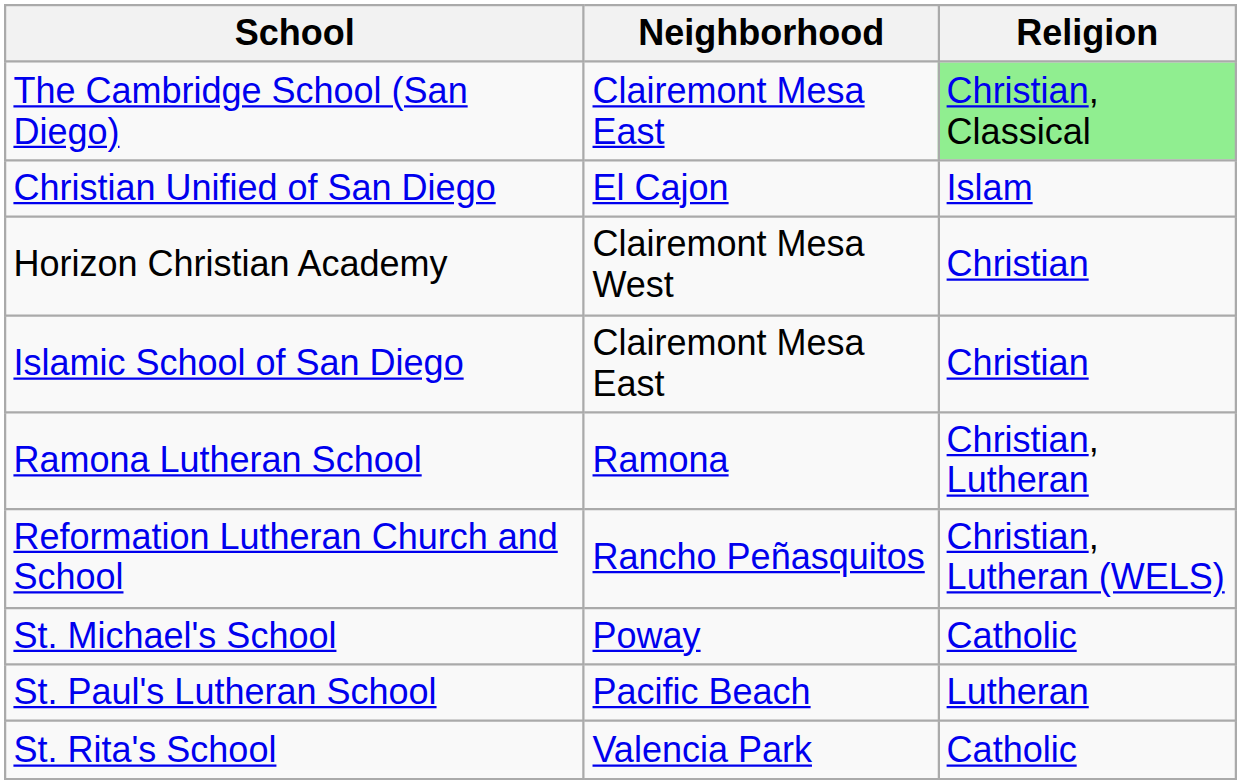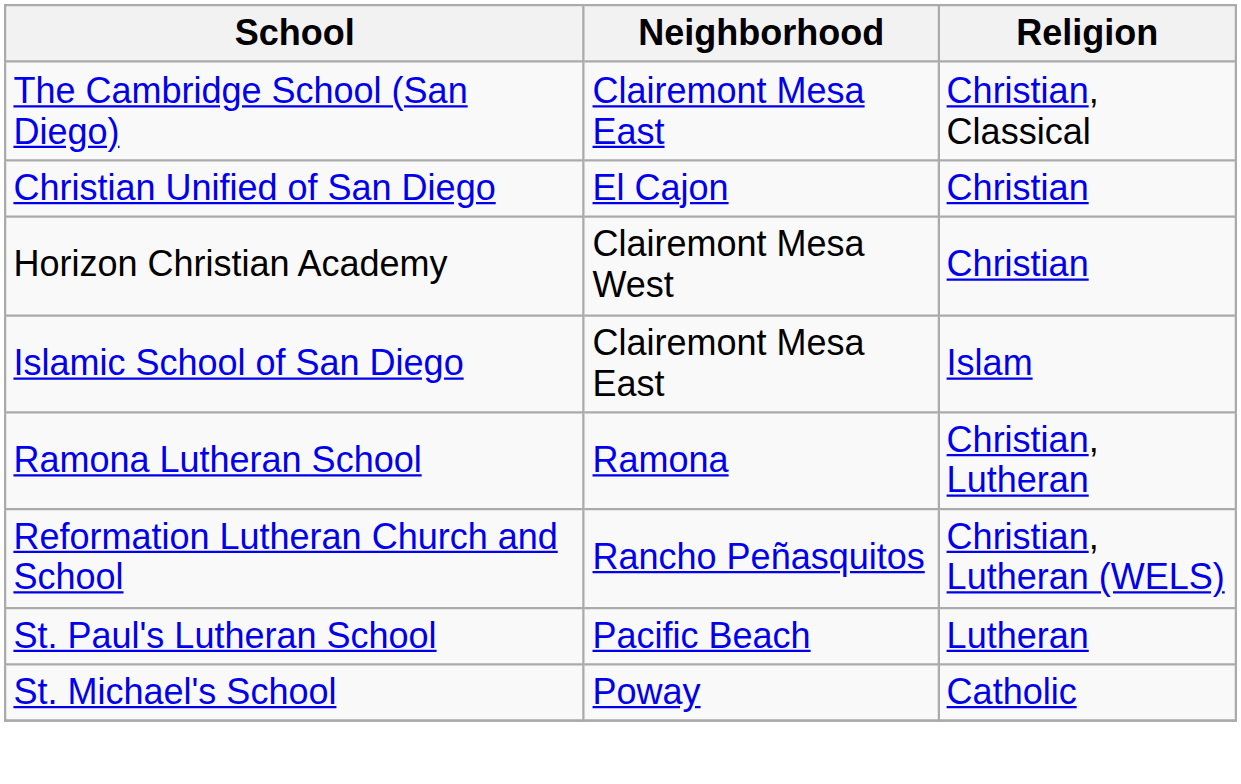(1023, 110) lightgreen background -> (1023, 110) no background
(990, 187) Islam -> (1018, 187) Christian
(1018, 362) Christian -> (990, 362) Islam
rows swapped: (175, 635) <-> (225, 692)
- row: (145, 749)
